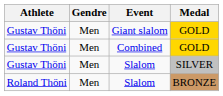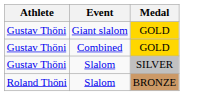- column: (89, 13)
